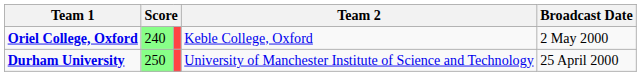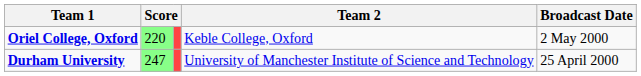(155, 37) 240 -> (155, 37) 220
(155, 60) 250 -> (155, 60) 247
